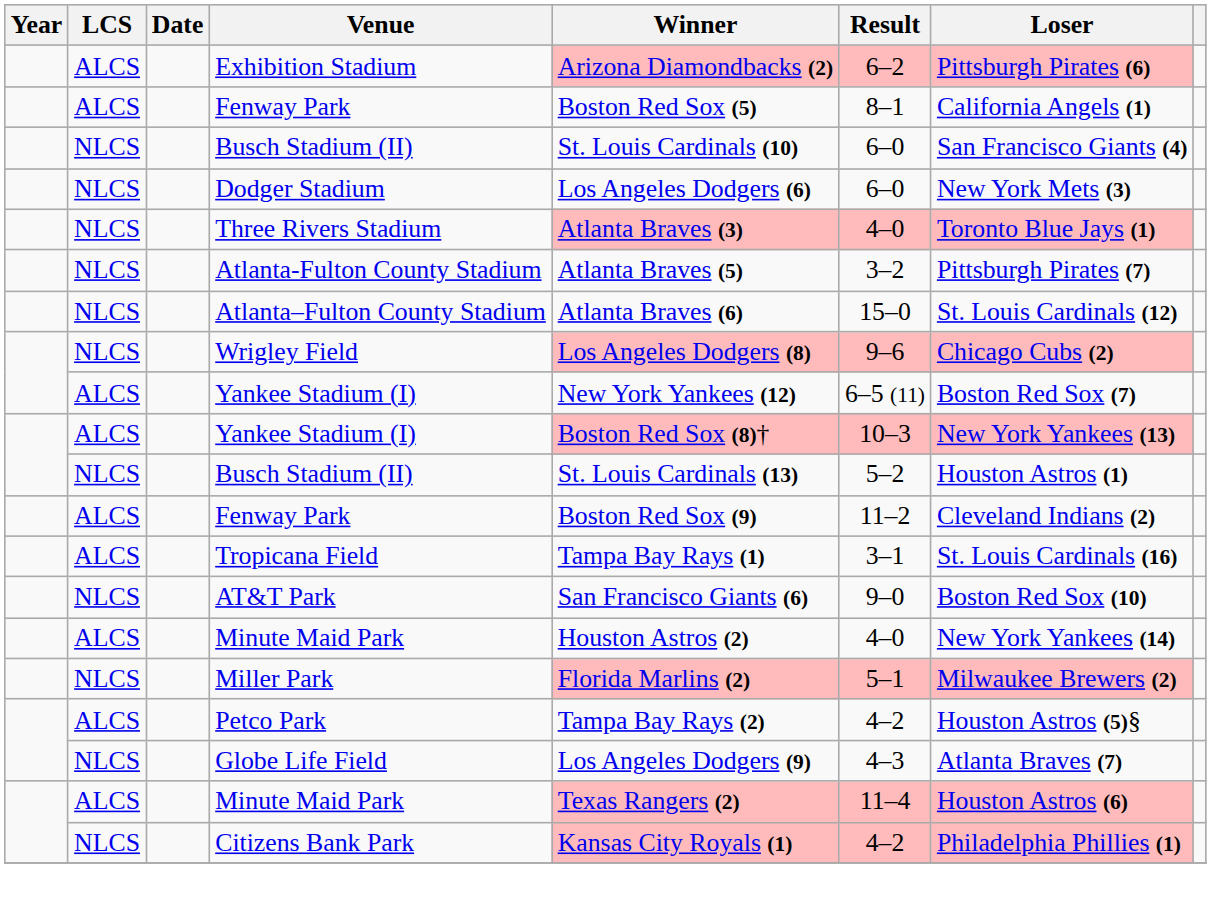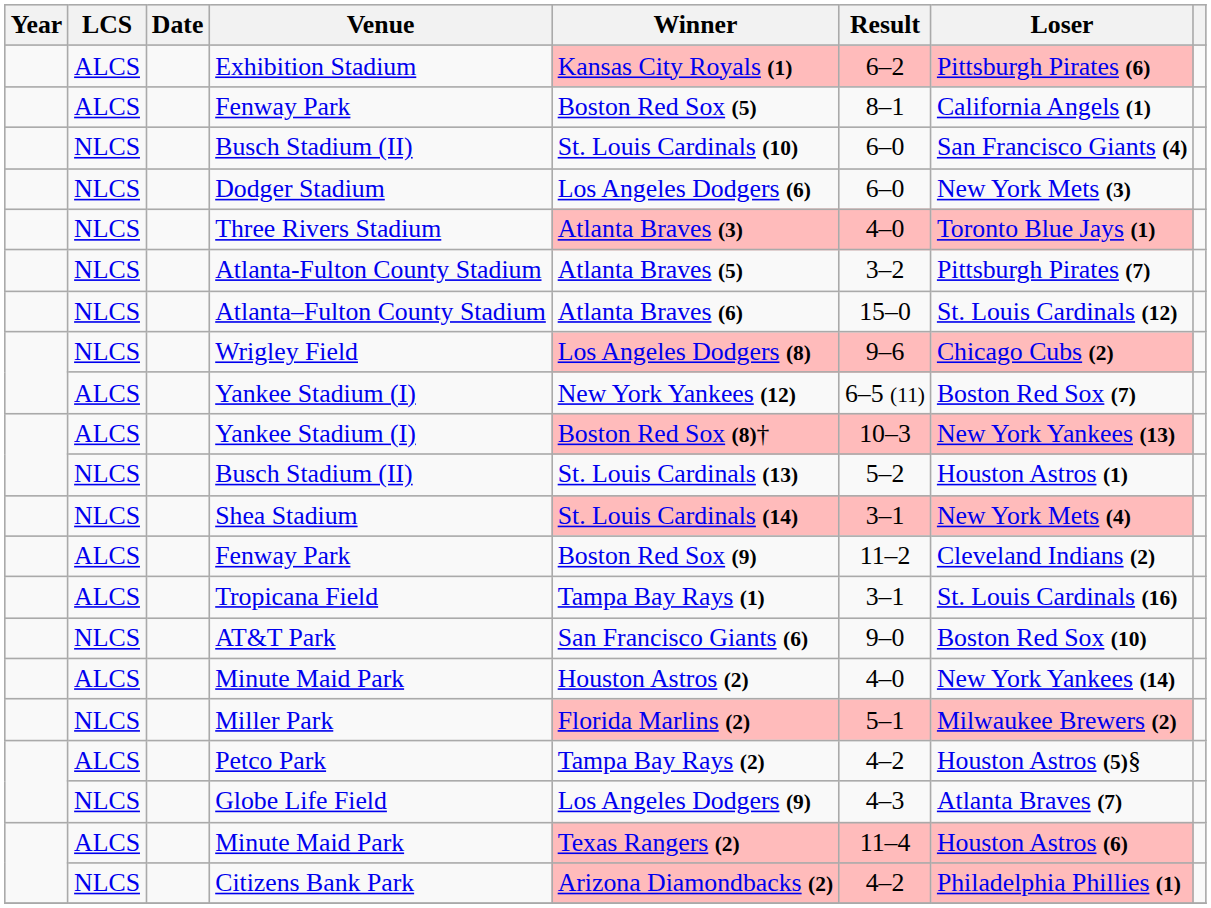(695, 65) Arizona Diamondbacks (2) -> (675, 65) Kansas City Royals (1)
+ row: (107, 515)
(675, 842) Kansas City Royals (1) -> (695, 882) Arizona Diamondbacks (2)
